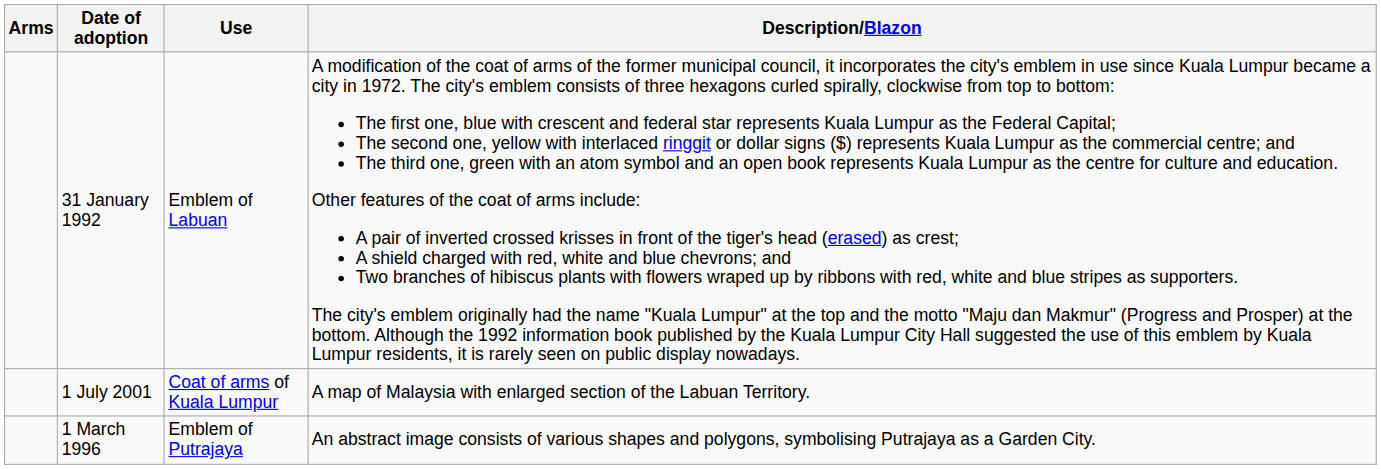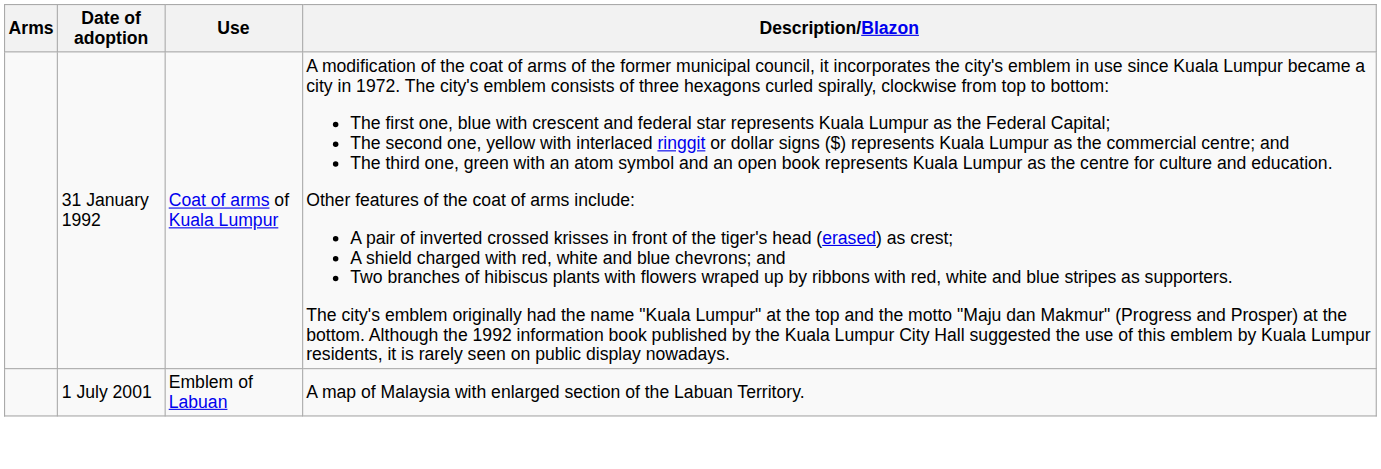(211, 210) Emblem of Labuan -> (229, 210) Coat of arms of Kuala Lumpur
(229, 392) Coat of arms of Kuala Lumpur -> (211, 392) Emblem of Labuan
- row: (94, 439)
